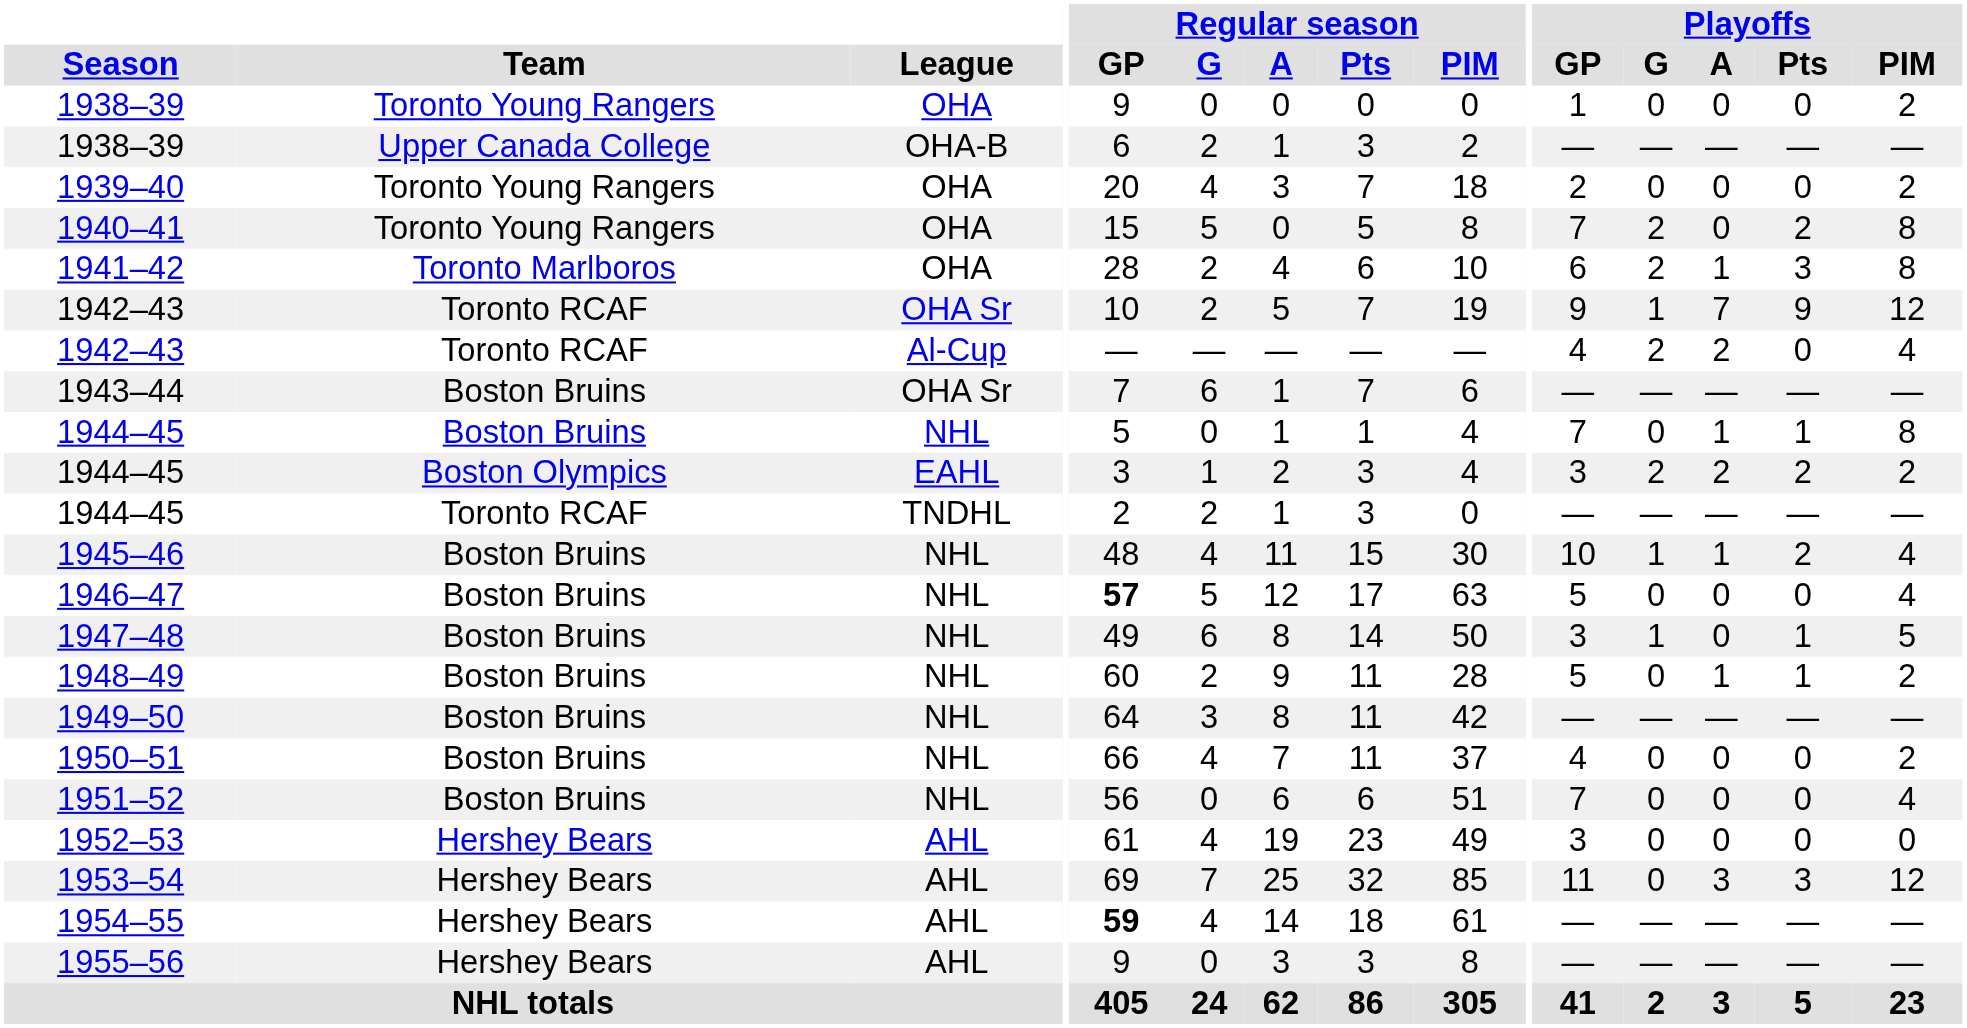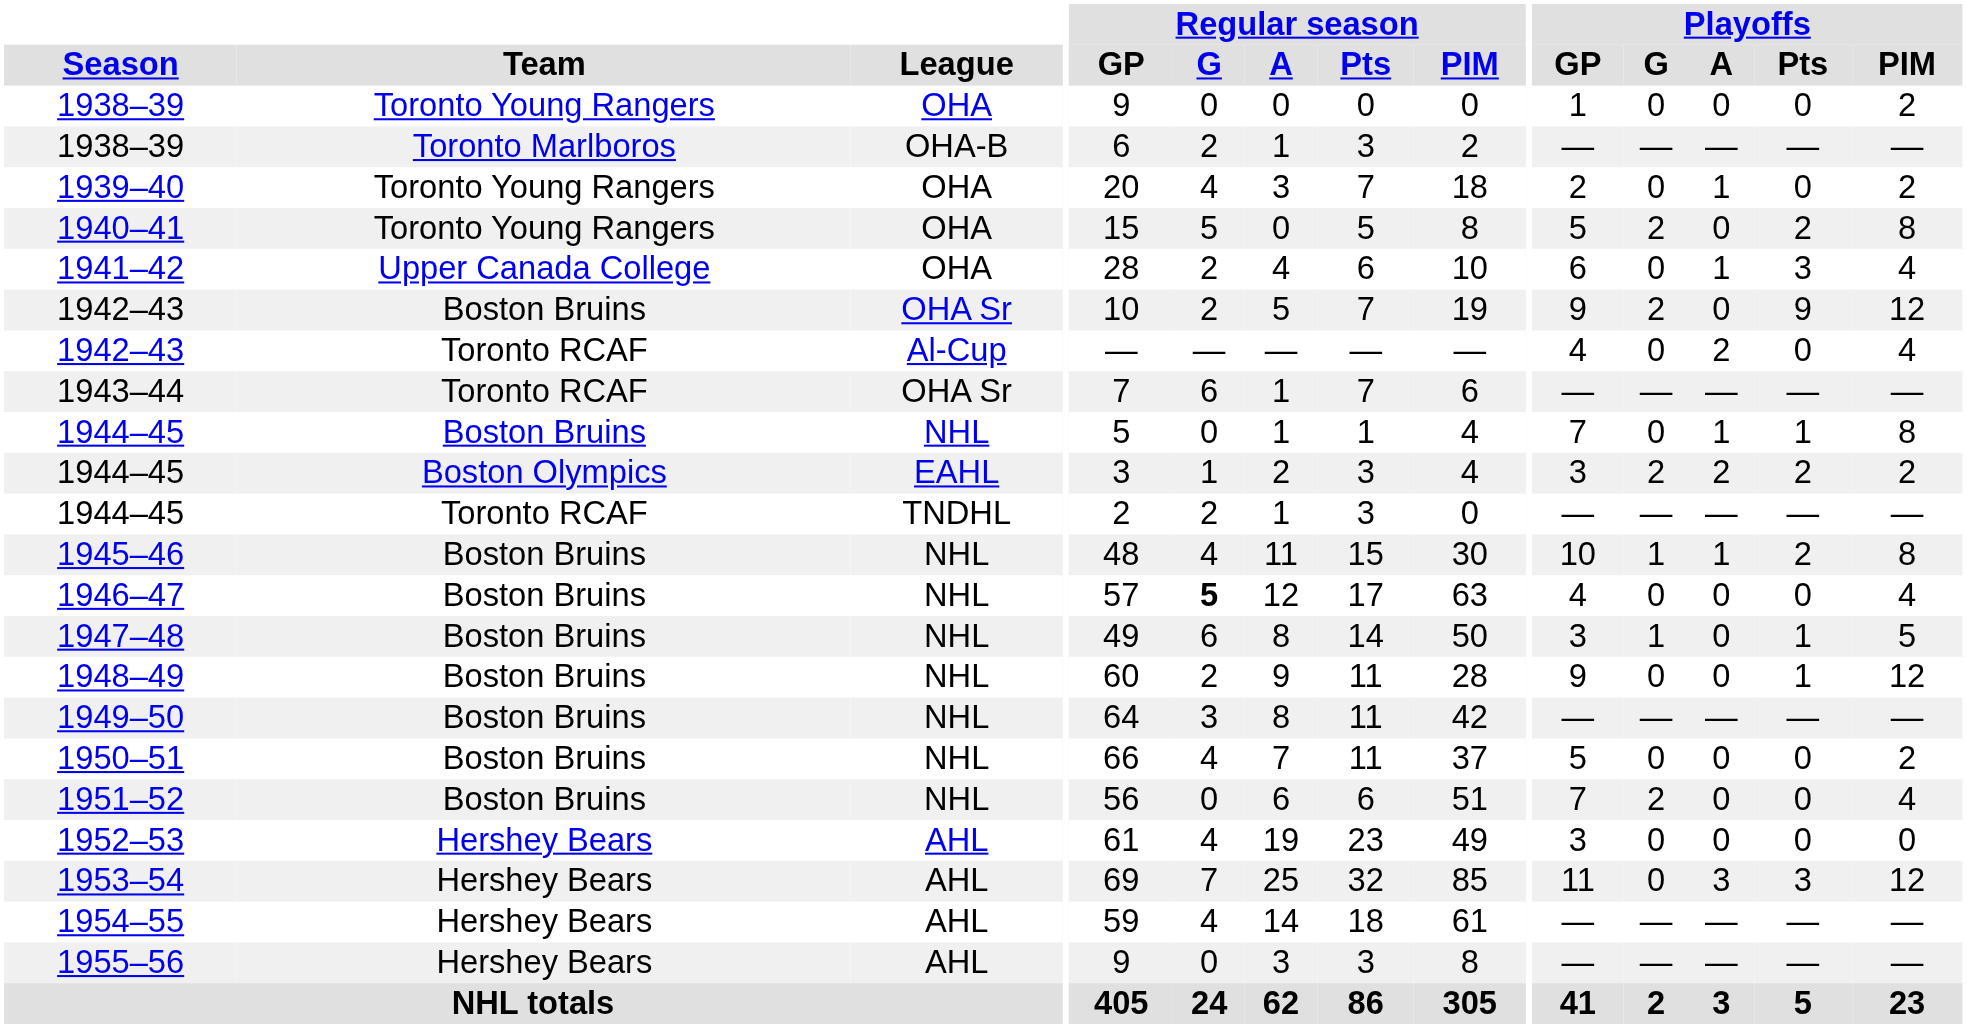(544, 146) Upper Canada College -> (544, 146) Toronto Marlboros
(1721, 187) 0 -> (1721, 187) 1
(1578, 227) 7 -> (1578, 227) 5
(544, 268) Toronto Marlboros -> (544, 268) Upper Canada College
(1656, 268) 2 -> (1656, 268) 0
(1907, 268) 8 -> (1907, 268) 4
(544, 309) Toronto RCAF -> (544, 309) Boston Bruins
(1656, 309) 1 -> (1656, 309) 2
(1721, 309) 7 -> (1721, 309) 0
(1656, 350) 2 -> (1656, 350) 0
(544, 391) Boston Bruins -> (544, 391) Toronto RCAF
(1907, 554) 4 -> (1907, 554) 8
(1121, 595) bold -> (1121, 595) normal
(1209, 595) normal -> (1209, 595) bold
(1578, 595) 5 -> (1578, 595) 4
(1578, 676) 5 -> (1578, 676) 9
(1721, 676) 1 -> (1721, 676) 0
(1907, 676) 2 -> (1907, 676) 12
(1578, 758) 4 -> (1578, 758) 5
(1656, 799) 0 -> (1656, 799) 2
(1121, 921) bold -> (1121, 921) normal
